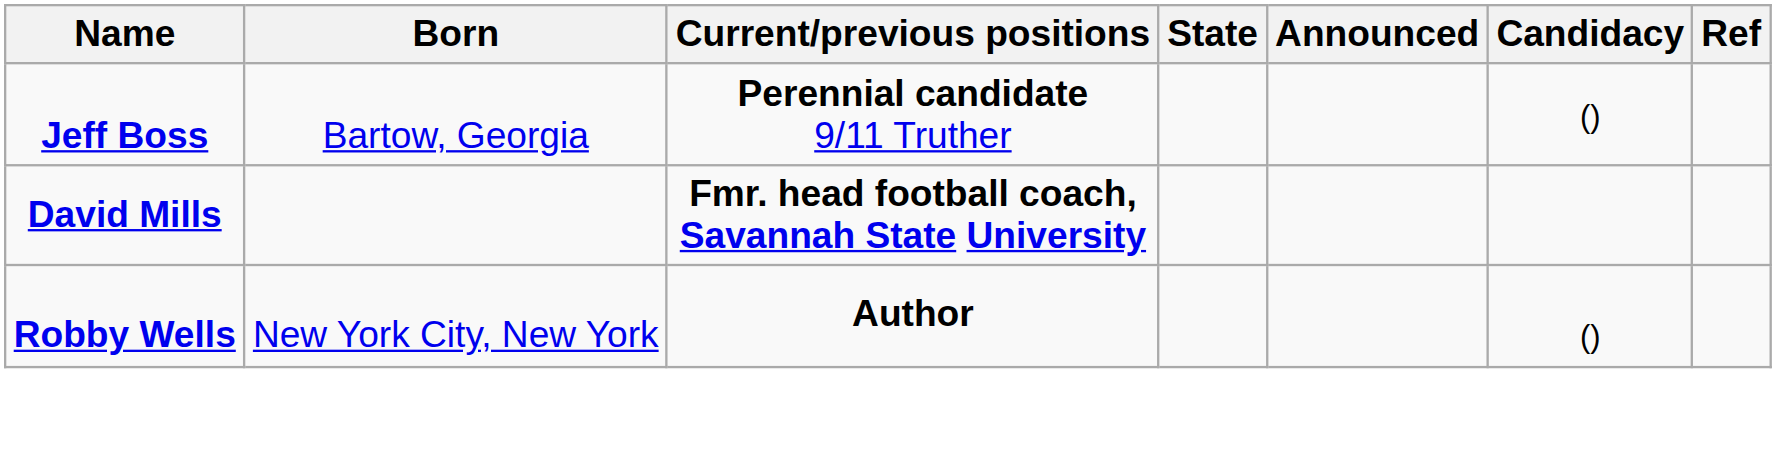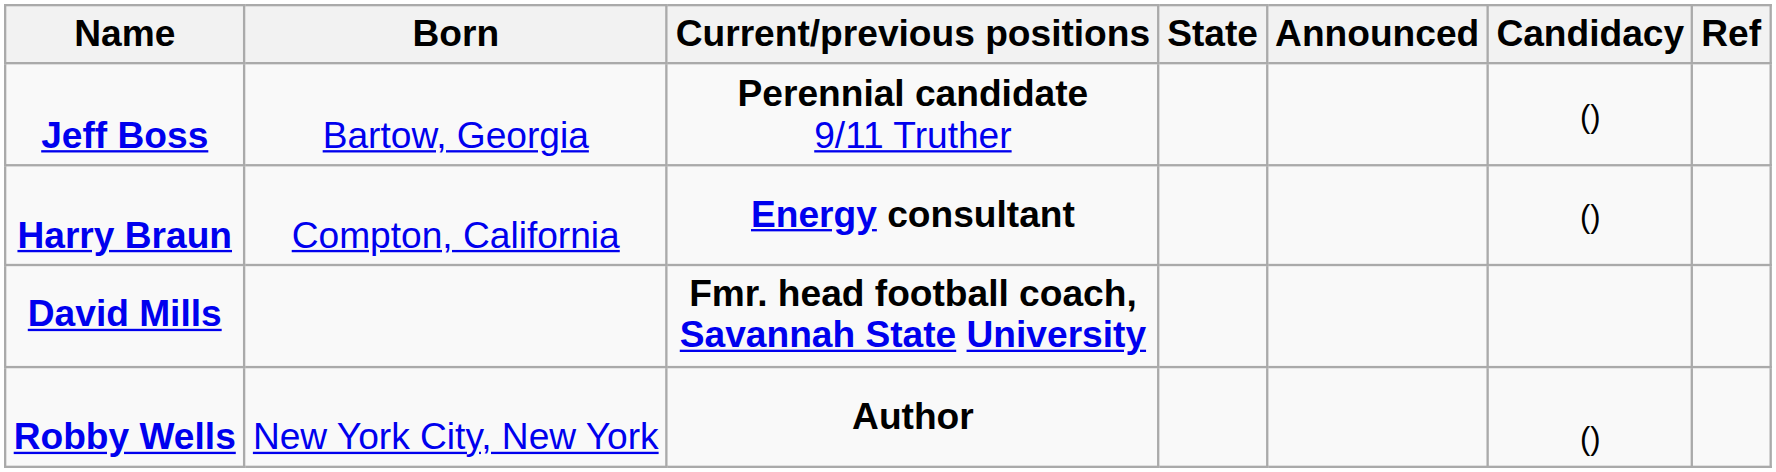+ row: (125, 235)
